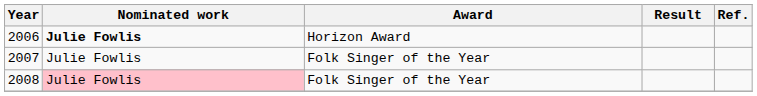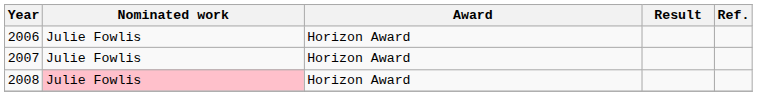(94, 37) bold -> (94, 37) normal
(399, 59) Folk Singer of the Year -> (359, 59) Horizon Award
(399, 80) Folk Singer of the Year -> (359, 80) Horizon Award
